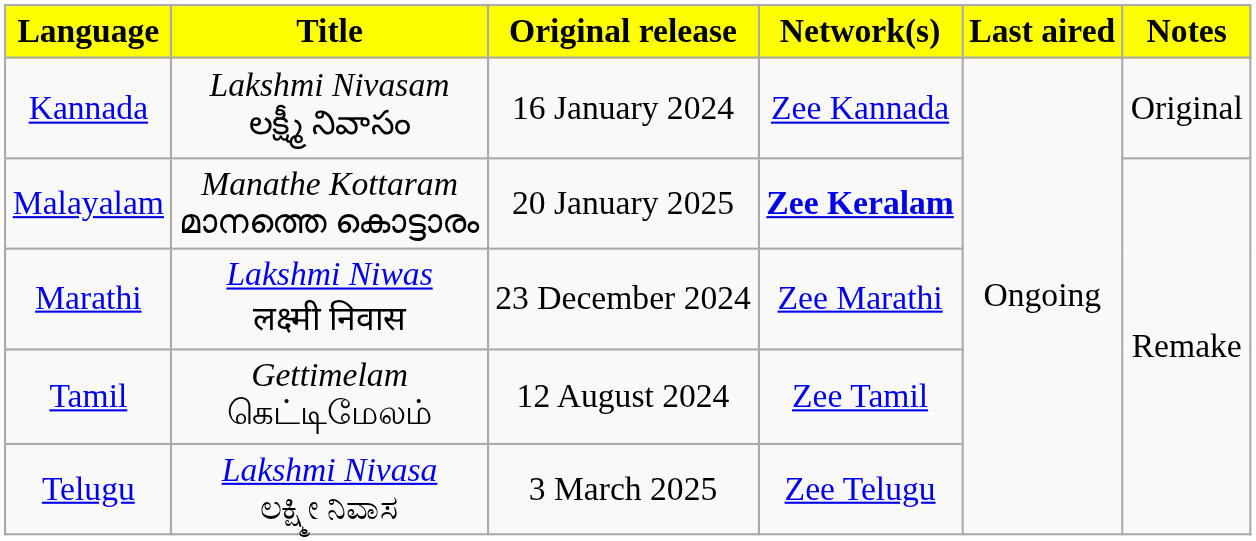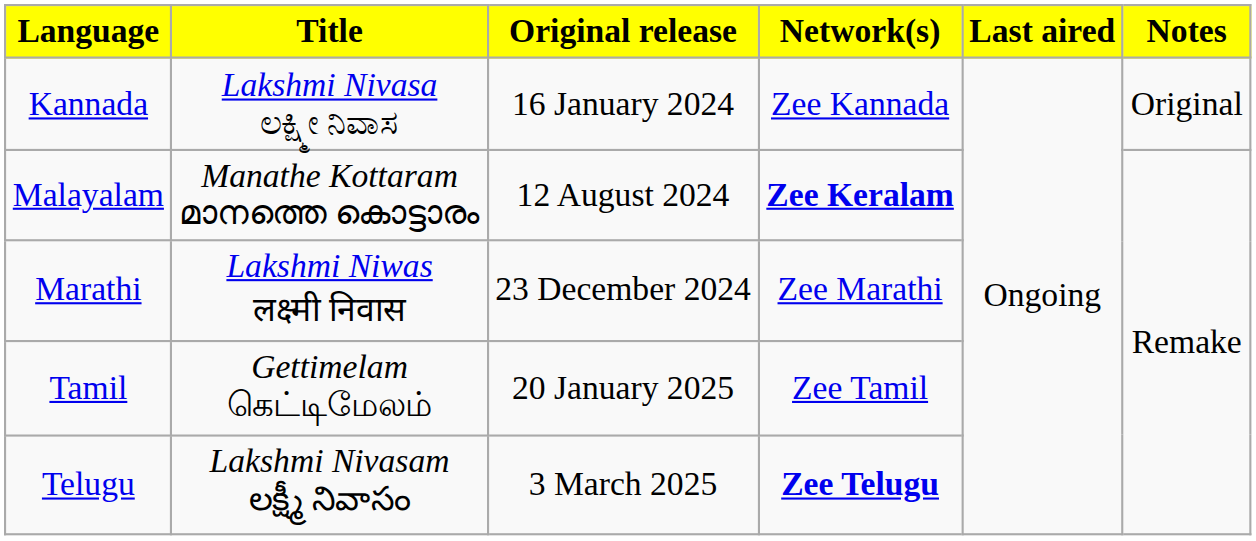(330, 103) Lakshmi Nivasam లక్ష్మీ నివాసం -> (330, 103) Lakshmi Nivasa ಲಕ್ಷ್ಮೀ ನಿವಾಸ
(623, 202) 20 January 2025 -> (623, 194) 12 August 2024
(623, 395) 12 August 2024 -> (623, 387) 20 January 2025
(330, 488) Lakshmi Nivasa ಲಕ್ಷ್ಮೀ ನಿವಾಸ -> (330, 480) Lakshmi Nivasam లక్ష్మీ నివాసం
(860, 488) normal -> (860, 484) bold
